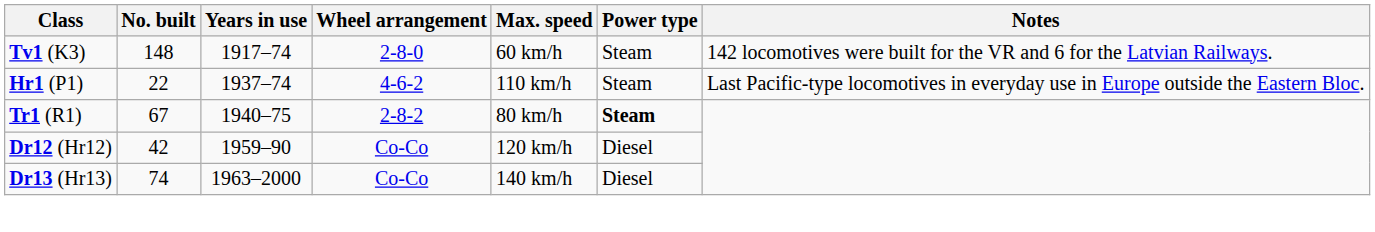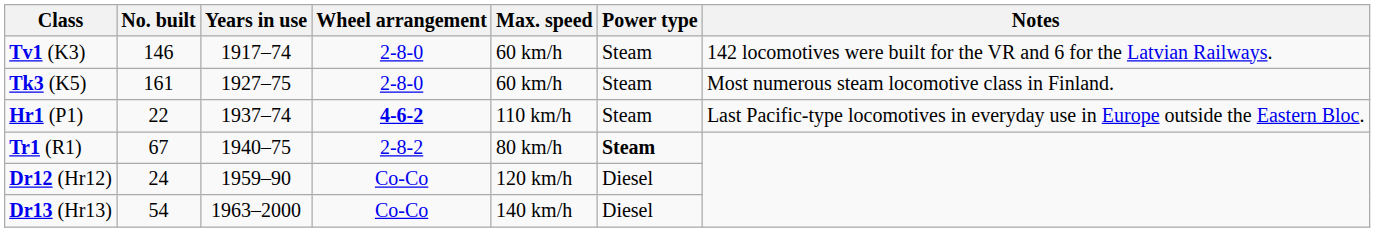(158, 52) 148 -> (158, 52) 146
+ row: (48, 83)
(402, 83) normal -> (402, 115) bold
(158, 147) 42 -> (158, 178) 24
(158, 178) 74 -> (158, 210) 54
